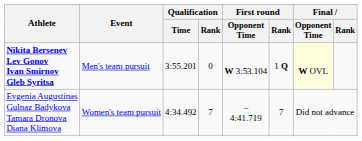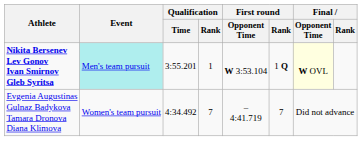(116, 66) no background -> (116, 66) paleturquoise background
(211, 66) 0 -> (211, 66) 1
